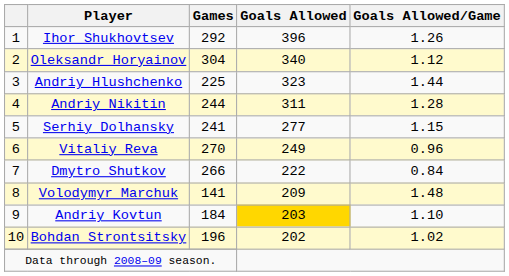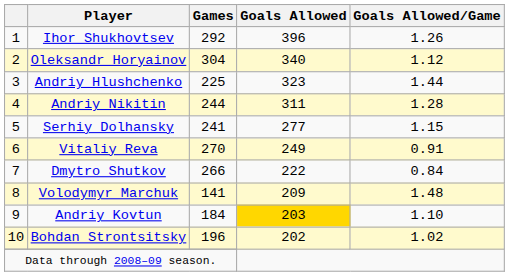(427, 149) 0.96 -> (427, 149) 0.91
